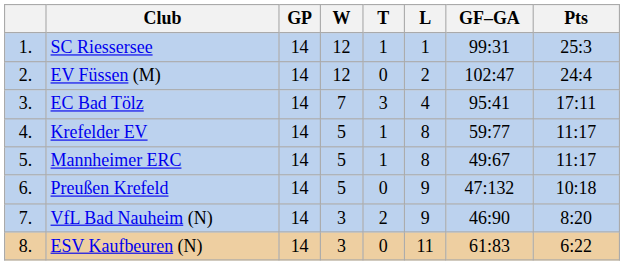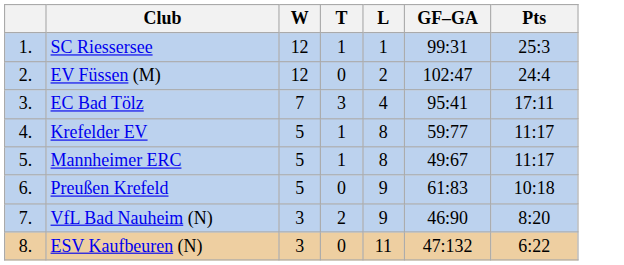- column: (300, 18)
(489, 189) 47:132 -> (448, 189) 61:83
(489, 246) 61:83 -> (448, 246) 47:132
